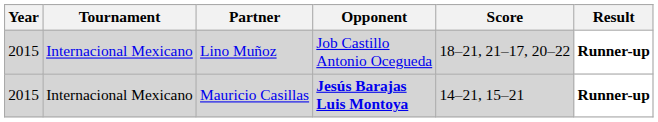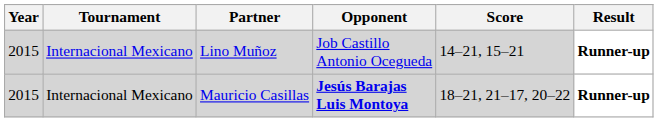(505, 52) 18–21, 21–17, 20–22 -> (482, 52) 14–21, 15–21
(482, 95) 14–21, 15–21 -> (505, 95) 18–21, 21–17, 20–22
